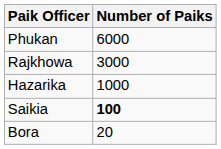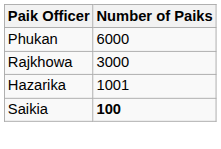(113, 86) 1000 -> (113, 86) 1001
- row: (23, 132)
